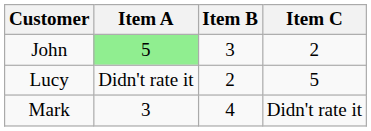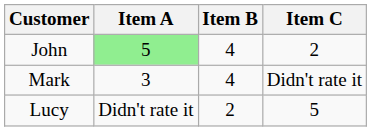(230, 49) 3 -> (230, 49) 4
rows swapped: (49, 110) <-> (49, 79)
